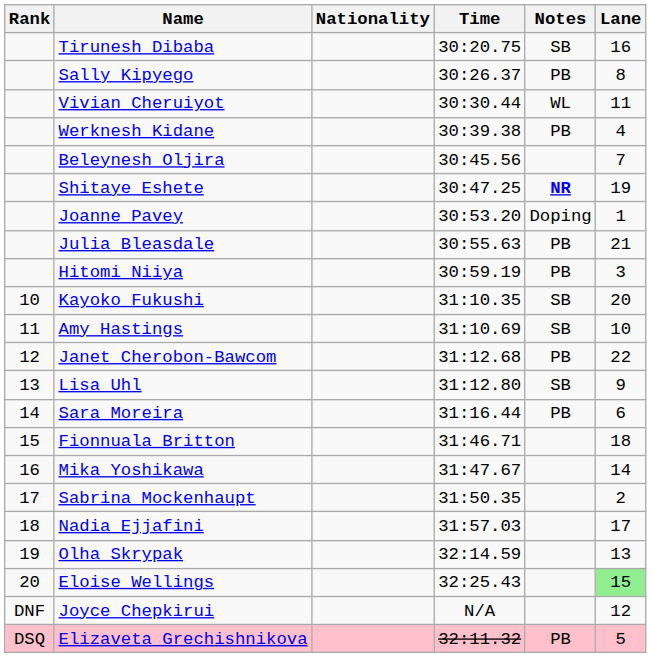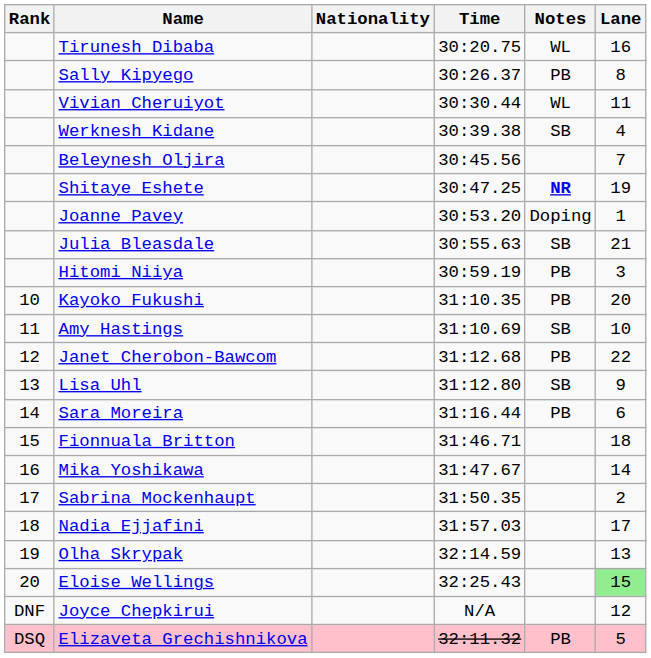(561, 47) SB -> (561, 47) WL
(561, 131) PB -> (561, 131) SB
(561, 244) PB -> (561, 244) SB
(561, 301) SB -> (561, 301) PB
